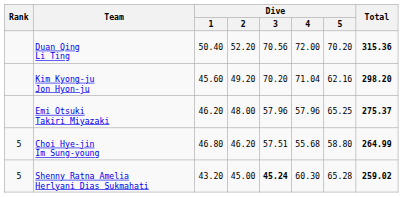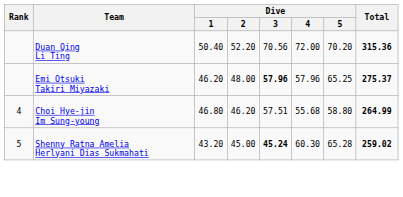- row: (65, 84)
(275, 112) normal -> (275, 79) bold
(19, 144) 5 -> (19, 112) 4
